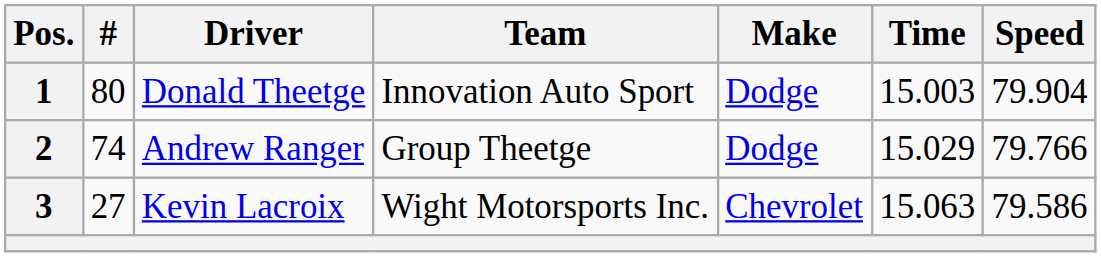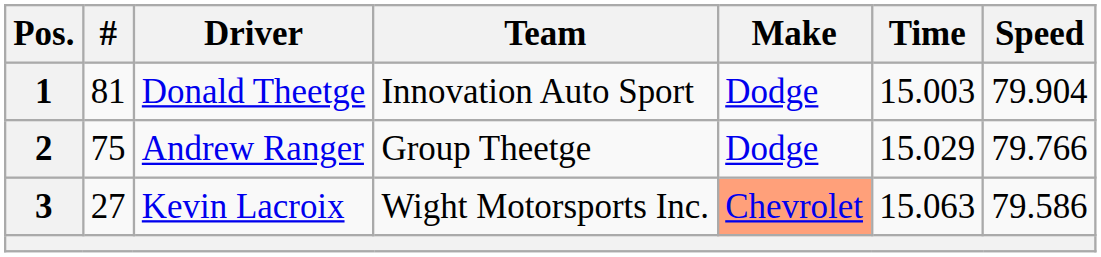(108, 91) 80 -> (108, 91) 81
(108, 148) 74 -> (108, 148) 75
(794, 206) no background -> (794, 206) lightsalmon background
